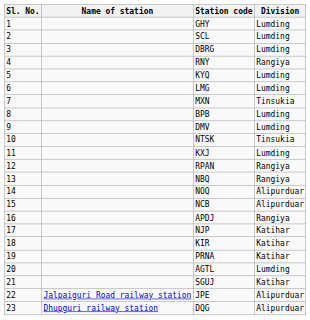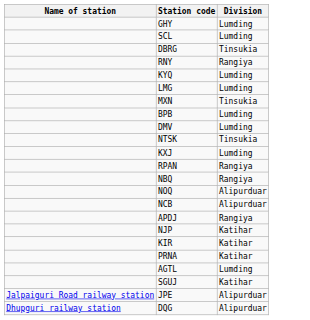- column: (23, 11)
(273, 50) Lumding -> (238, 50) Tinsukia
